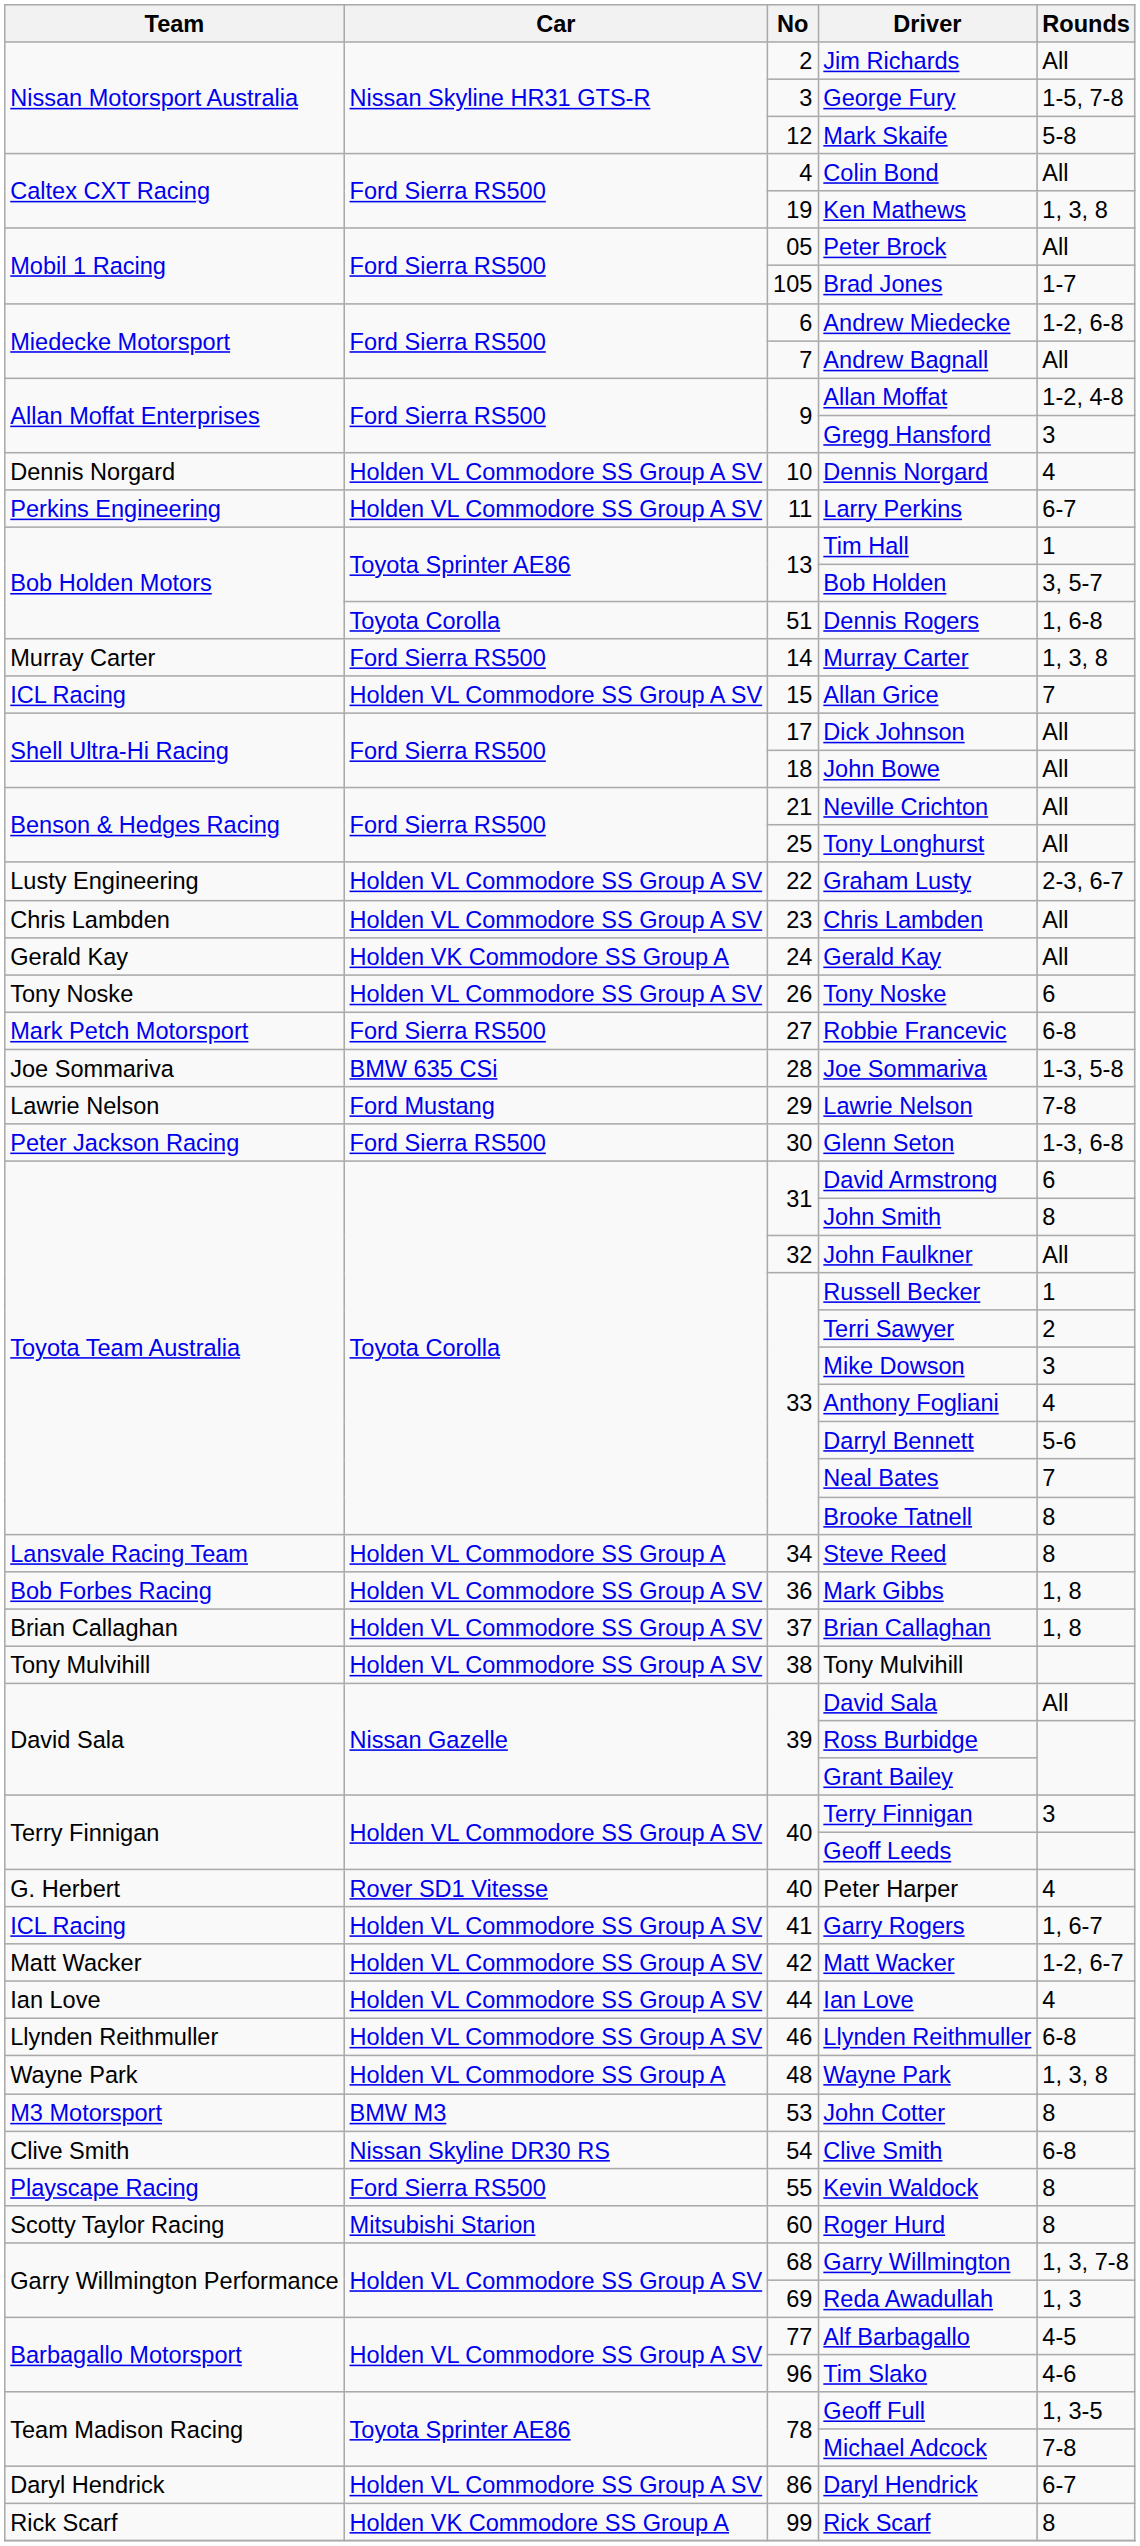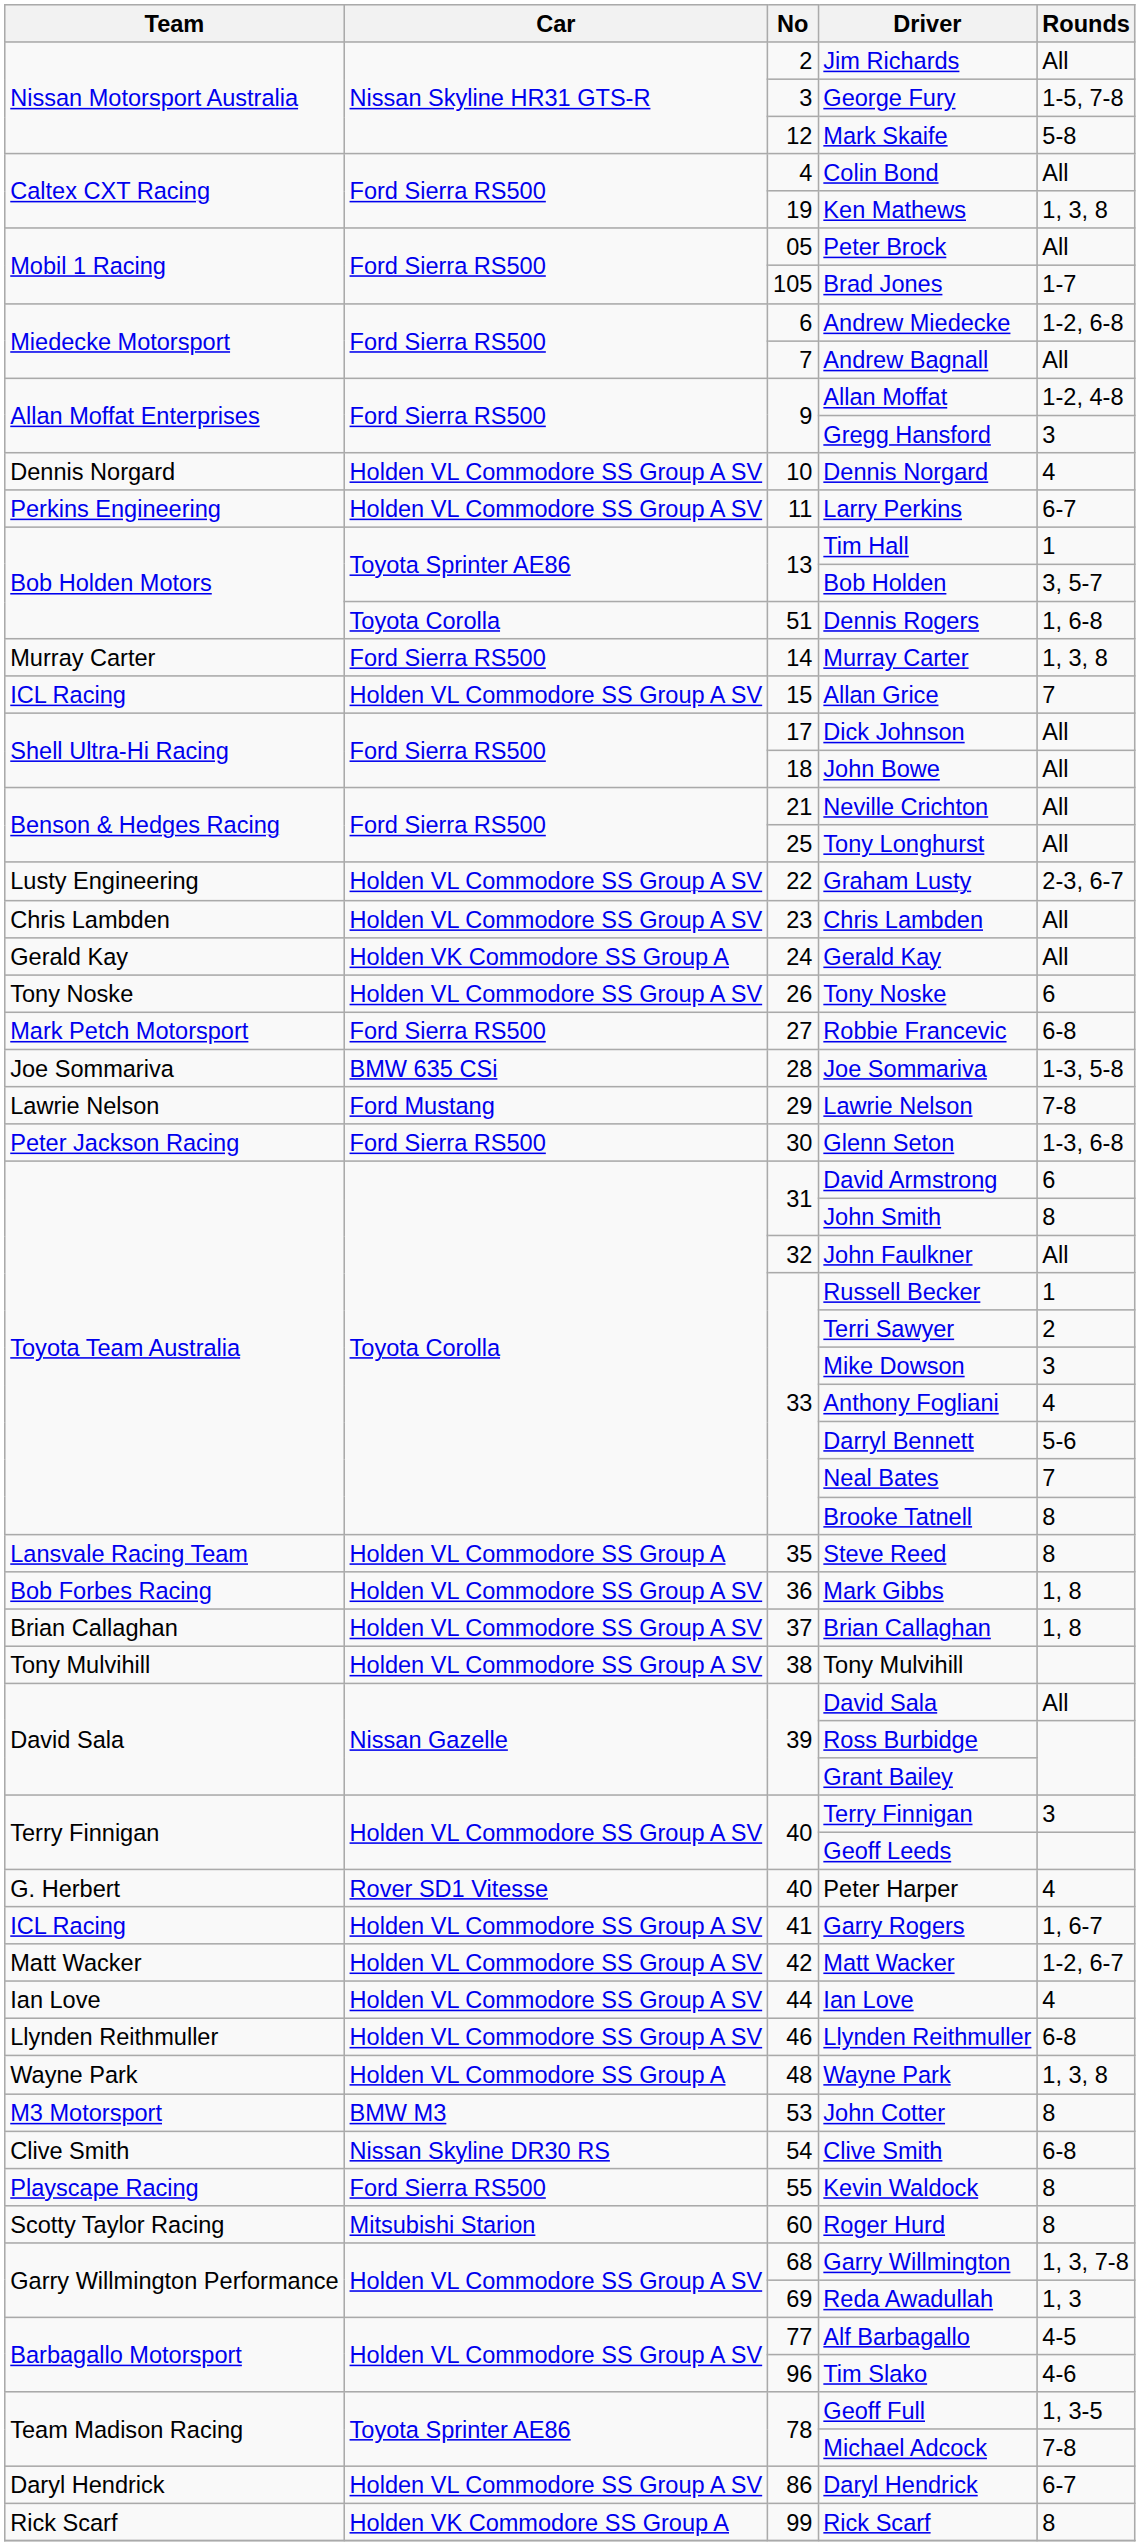(799, 1553) 34 -> (799, 1553) 35
